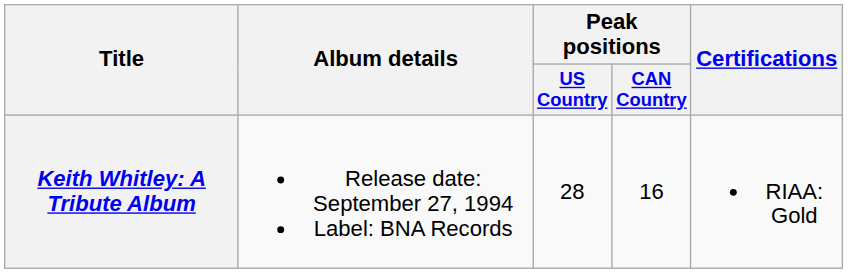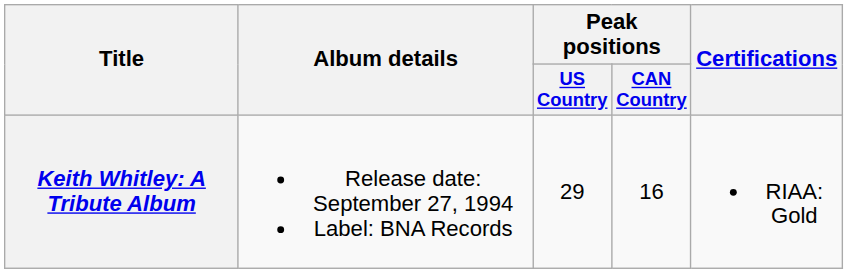(572, 191) 28 -> (572, 191) 29
